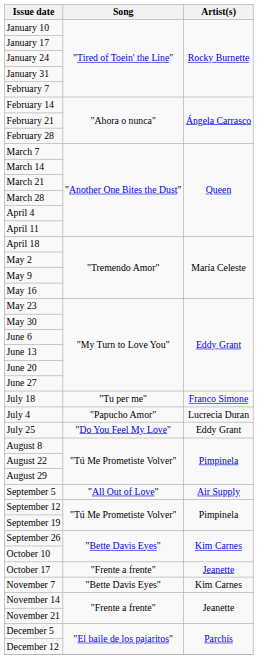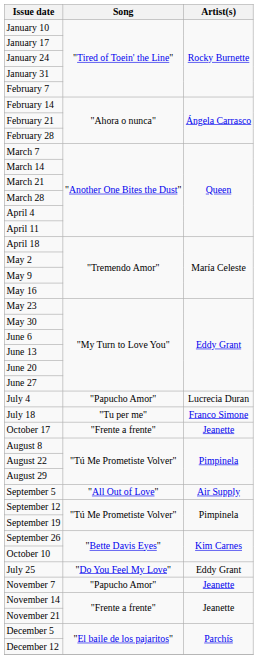rows swapped: (18, 414) <-> (21, 399)
rows swapped: (21, 430) <-> (28, 569)
(123, 584) "Bette Davis Eyes" -> (123, 584) "Papucho Amor"
(219, 584) Kim Carnes -> (219, 584) Jeanette
